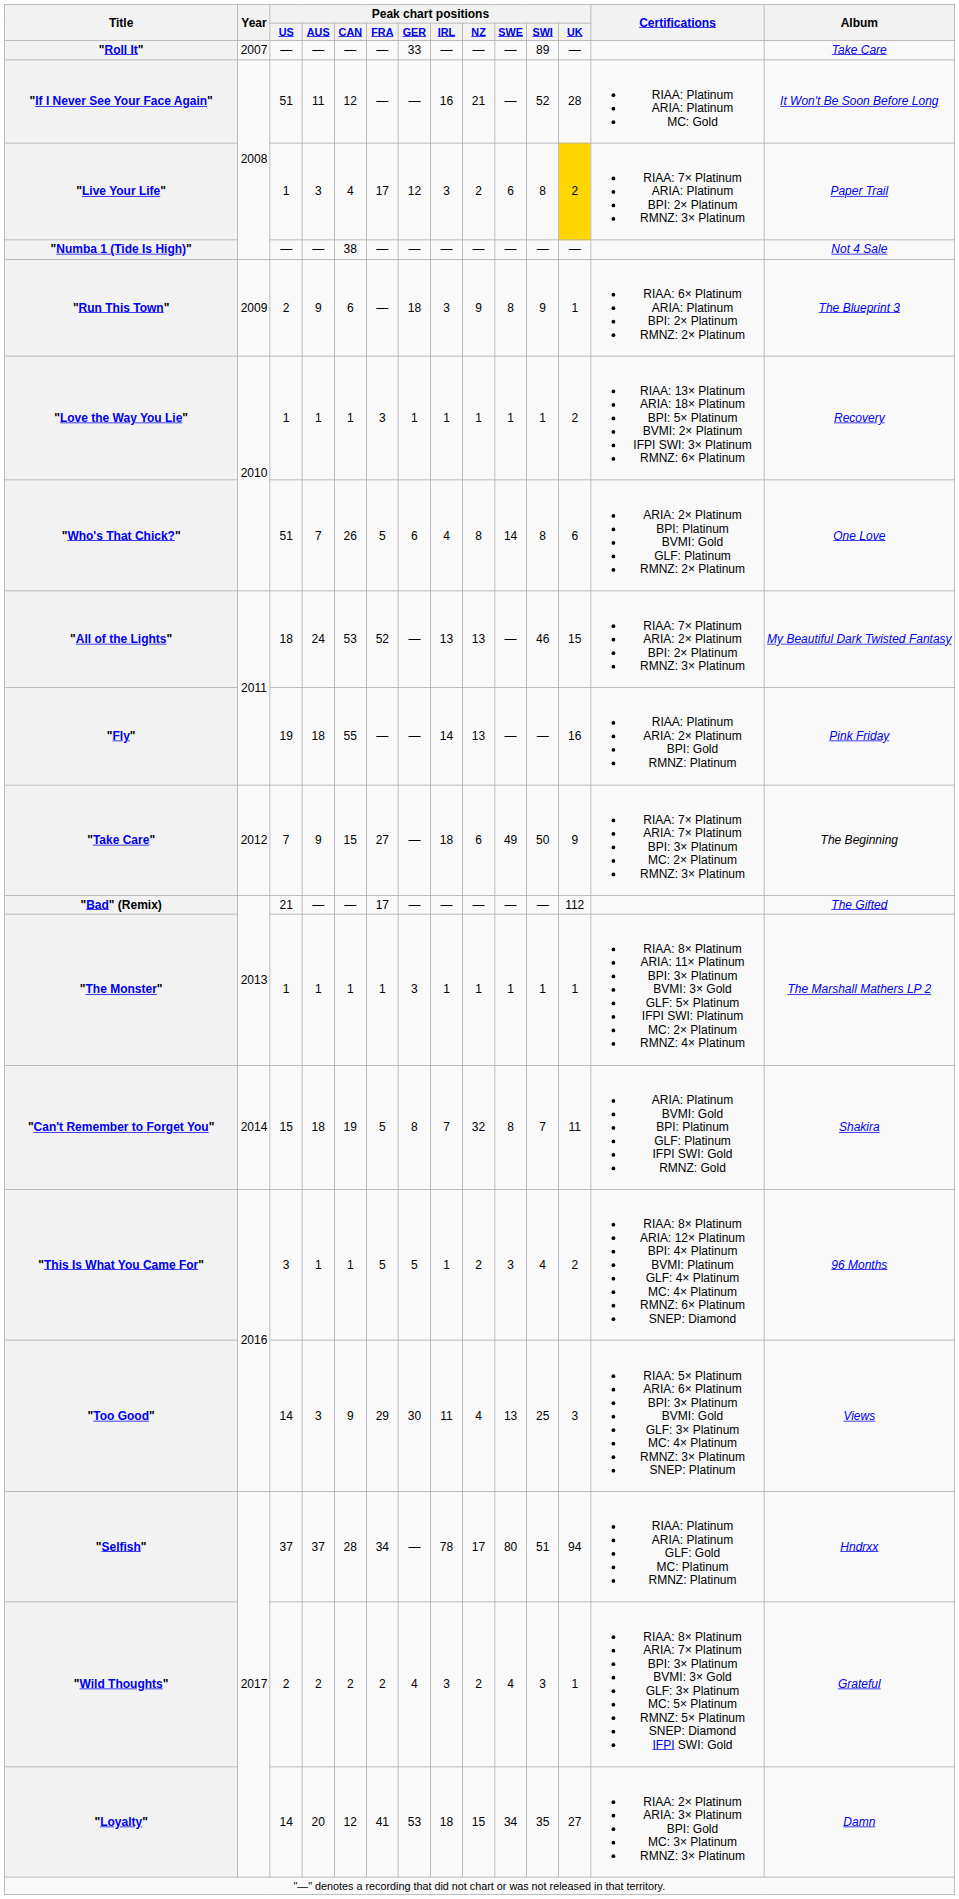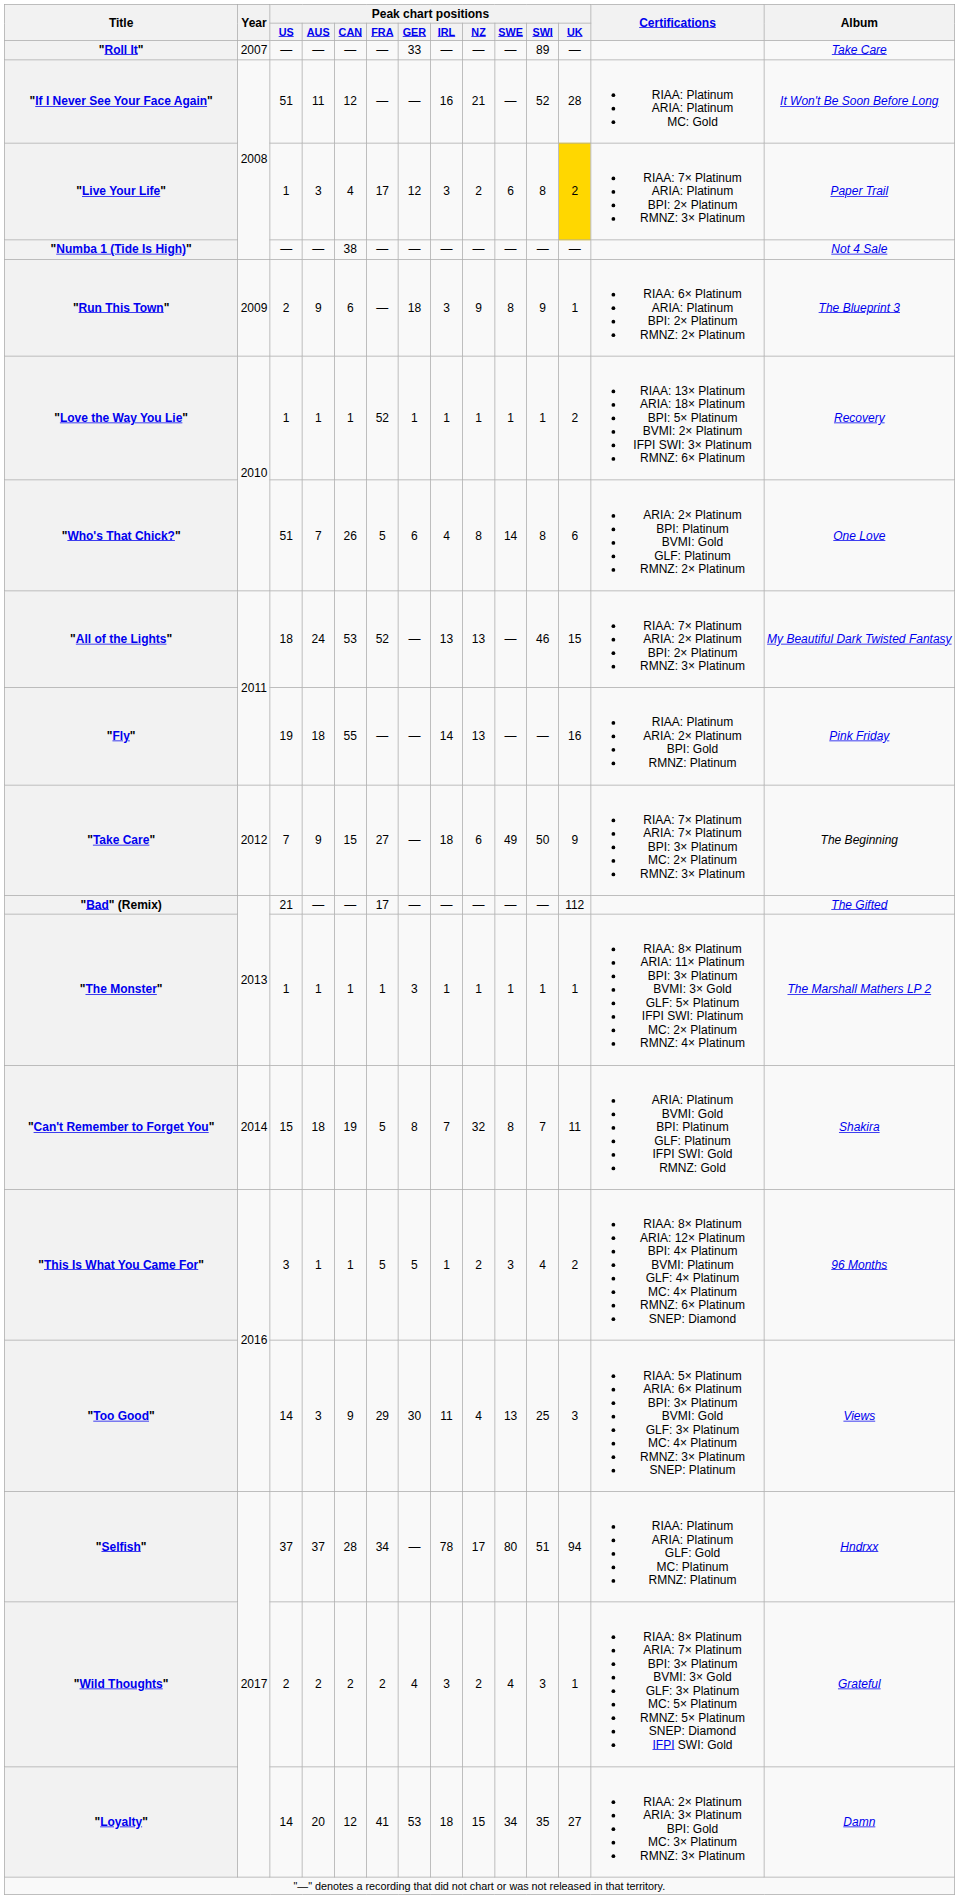(382, 418) 3 -> (382, 418) 52
